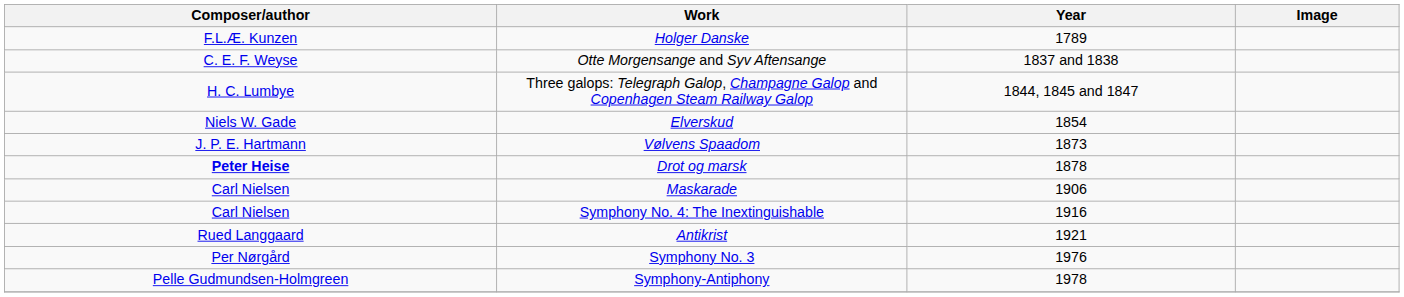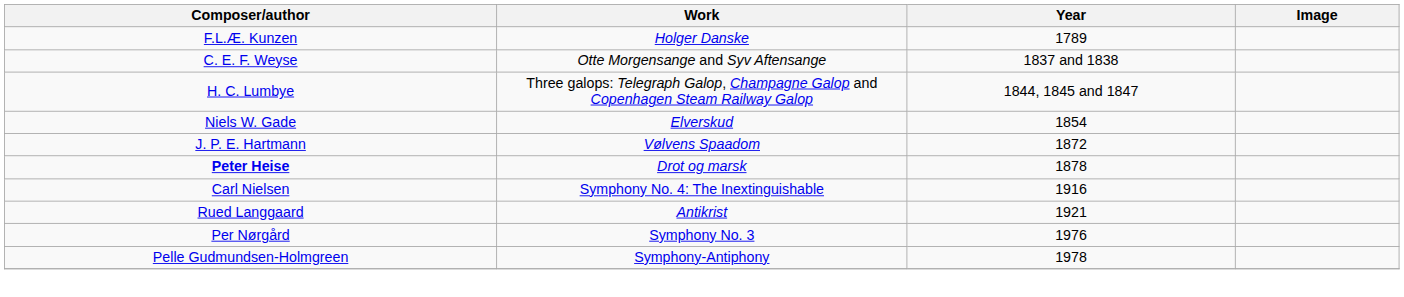(1071, 144) 1873 -> (1071, 144) 1872
- row: (702, 189)
